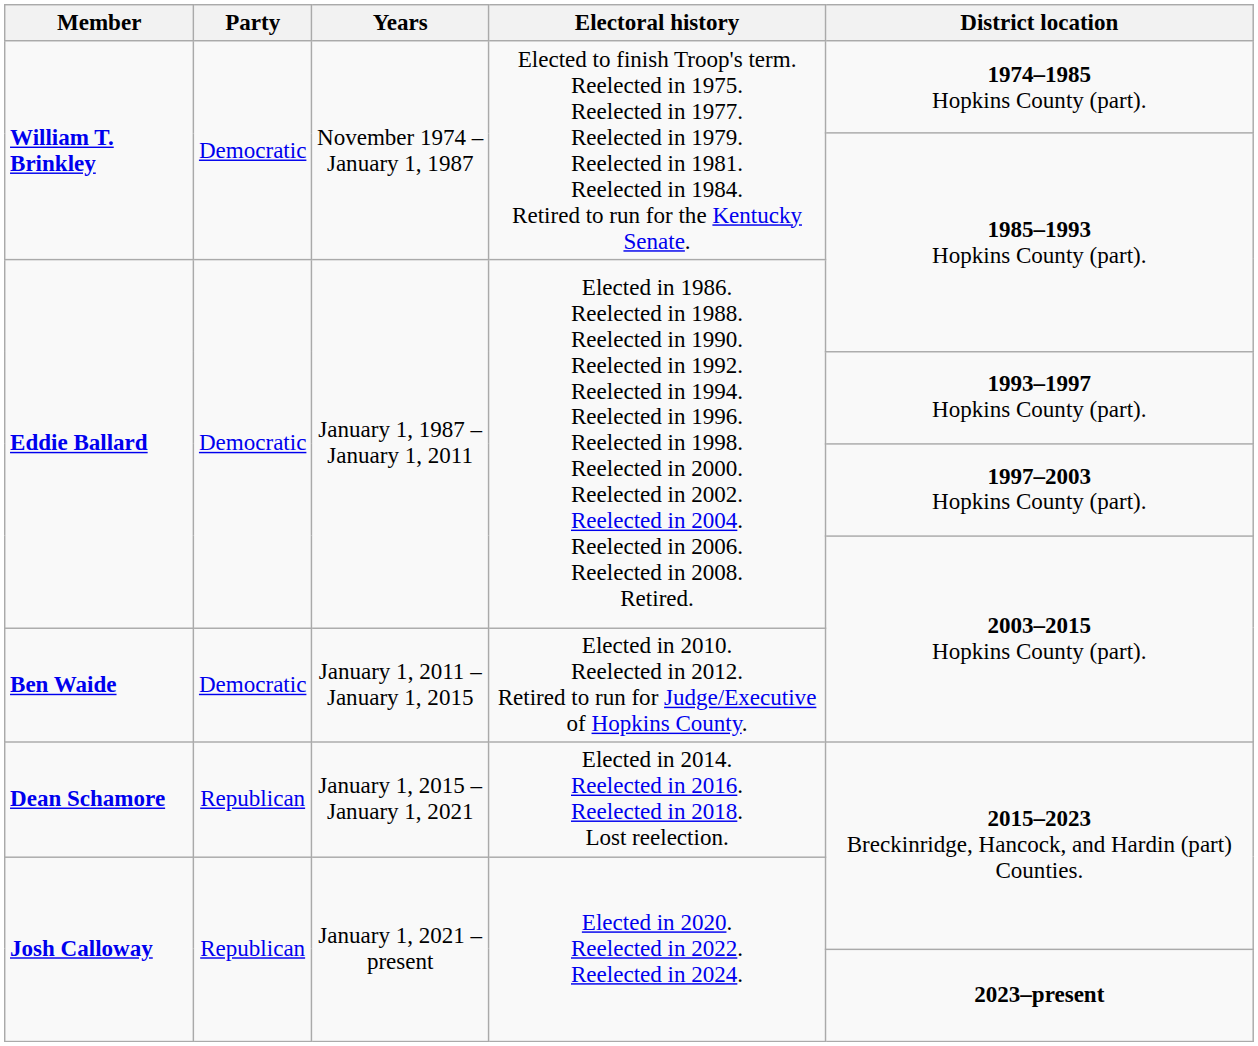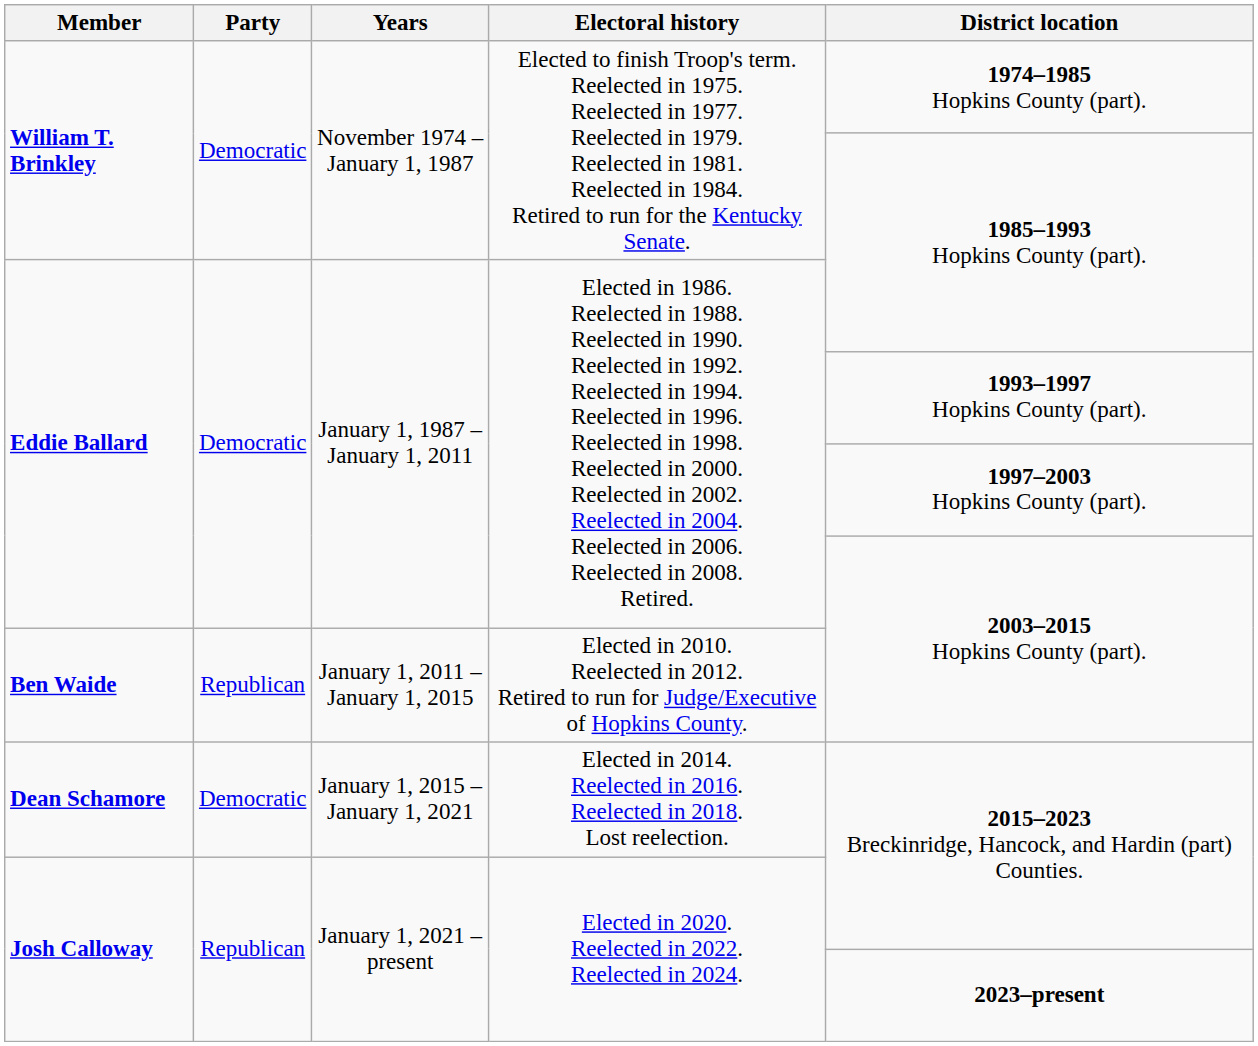(253, 684) Democratic -> (253, 684) Republican
(253, 799) Republican -> (253, 799) Democratic
